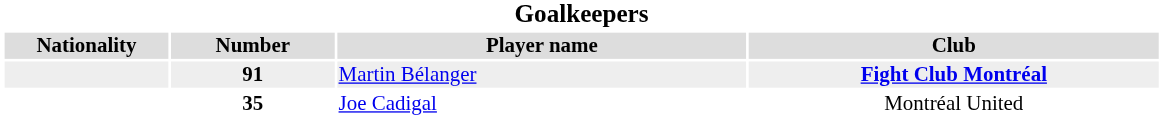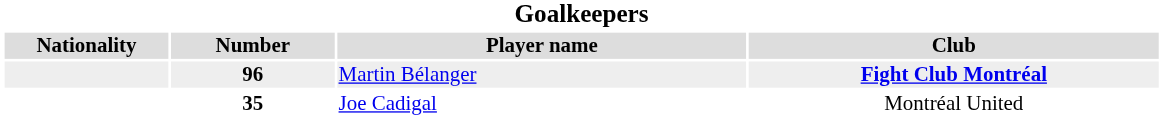(253, 74) 91 -> (253, 74) 96
